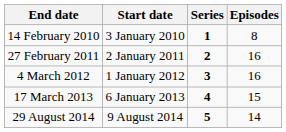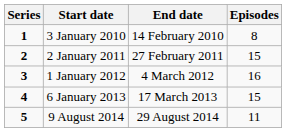columns swapped: (207, 14) <-> (53, 14)
(254, 55) 16 -> (254, 55) 15
(254, 117) 14 -> (254, 117) 11
